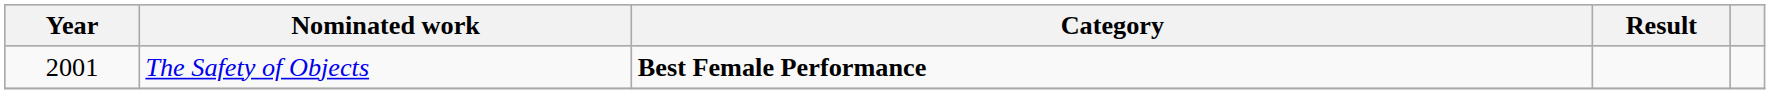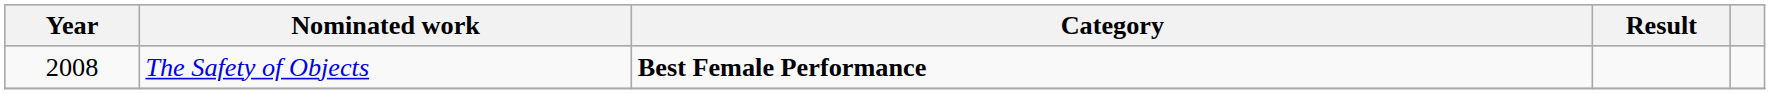(72, 66) 2001 -> (72, 66) 2008
